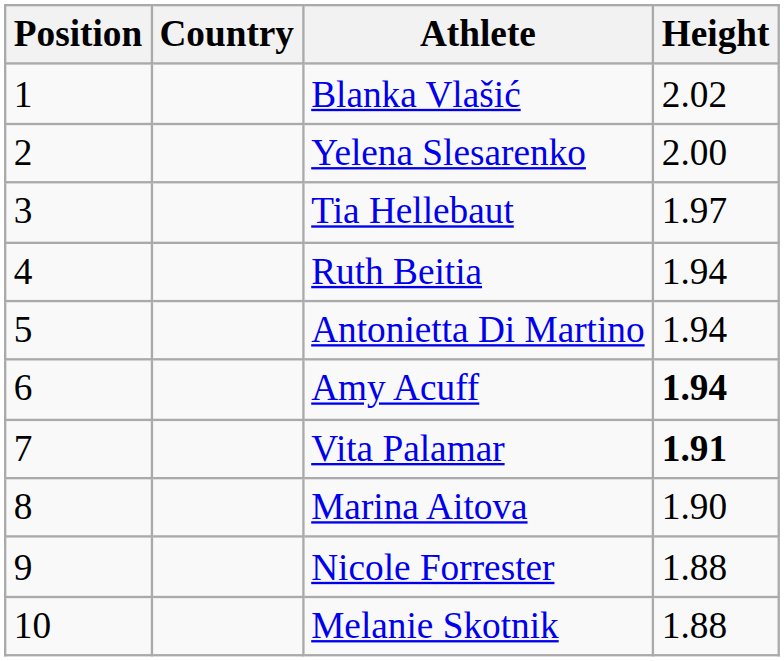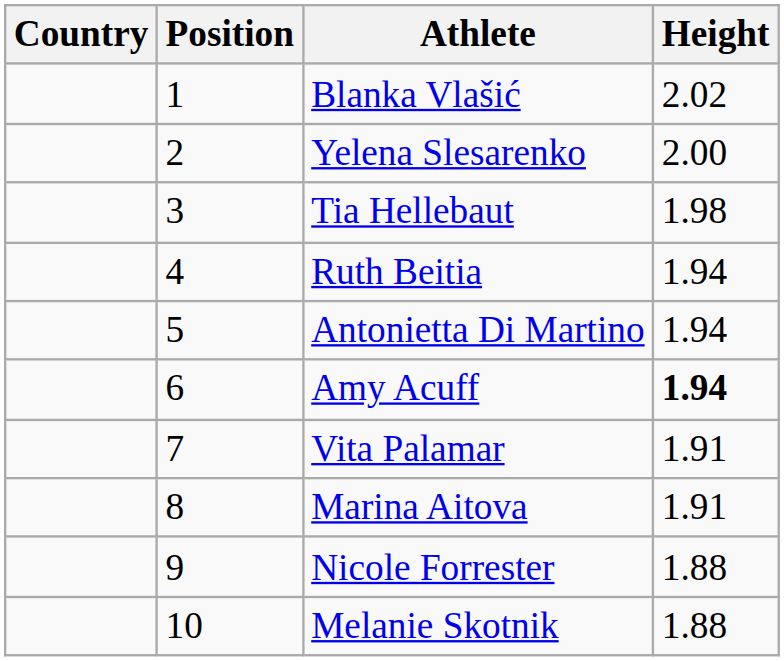columns swapped: (78, 34) <-> (227, 34)
(694, 211) 1.97 -> (694, 211) 1.98
(694, 447) bold -> (694, 447) normal
(694, 507) 1.90 -> (694, 507) 1.91
